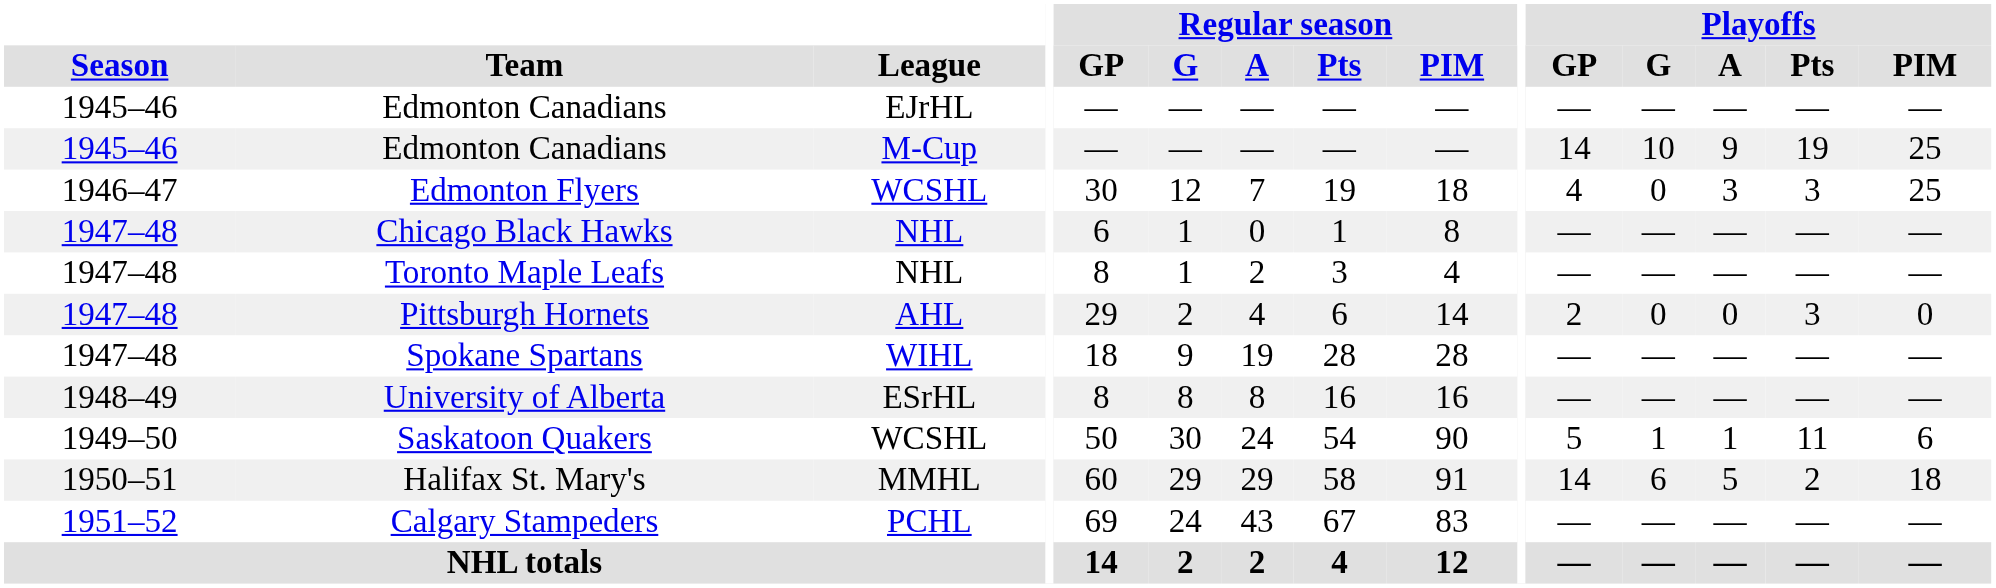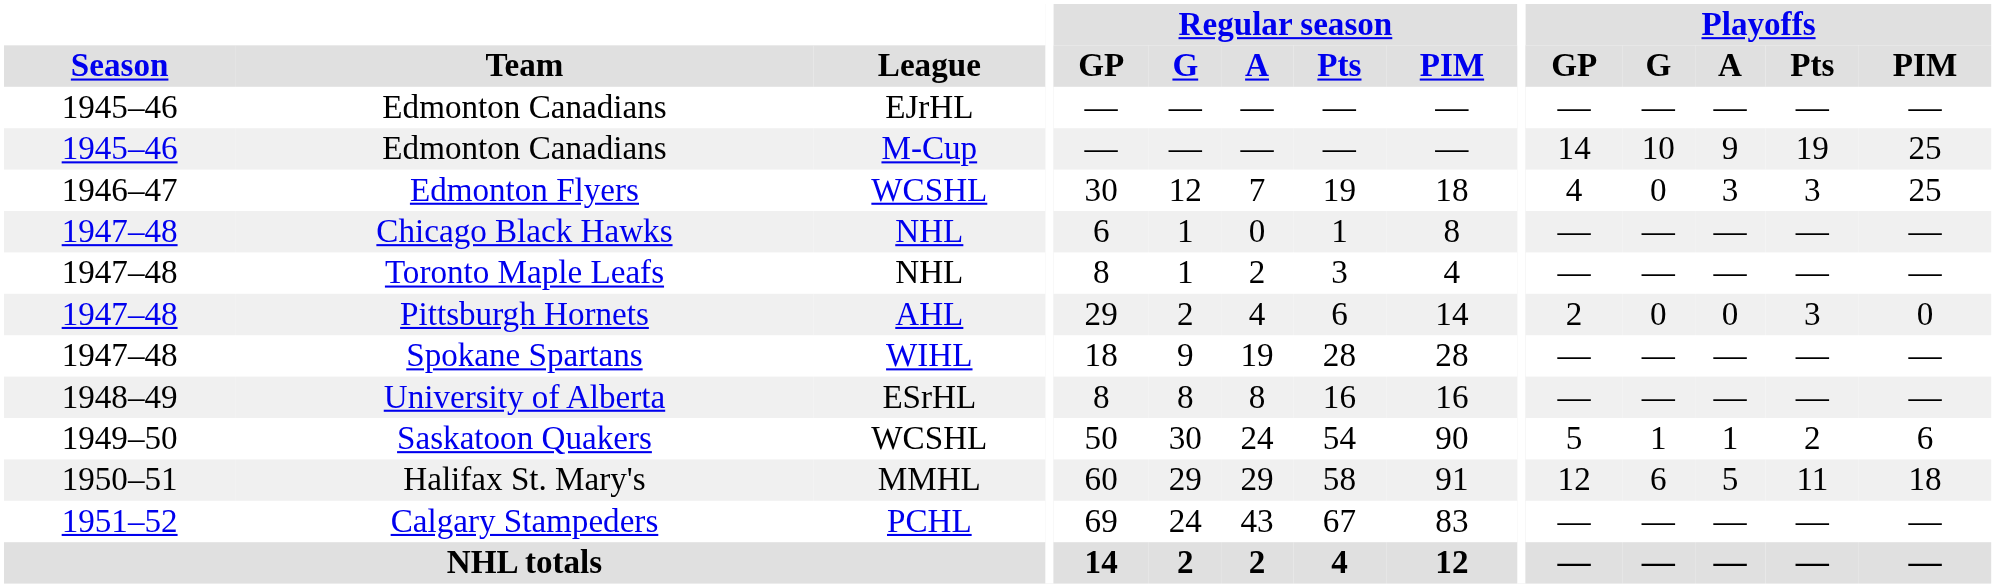(1812, 438) 11 -> (1812, 438) 2
(1574, 479) 14 -> (1574, 479) 12
(1812, 479) 2 -> (1812, 479) 11
